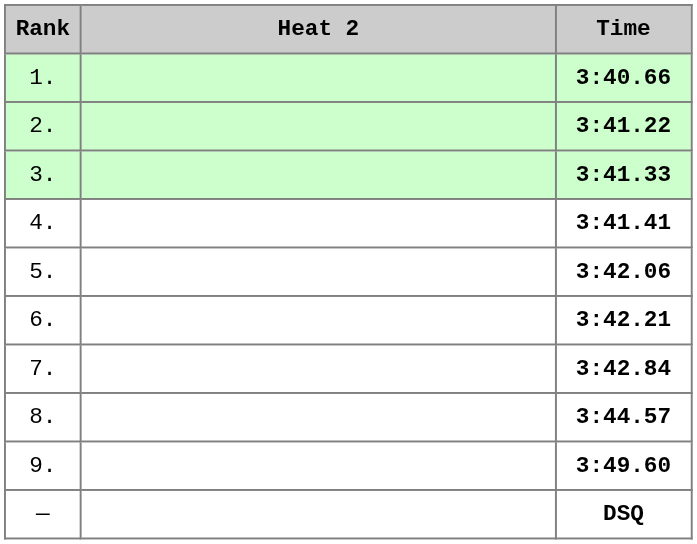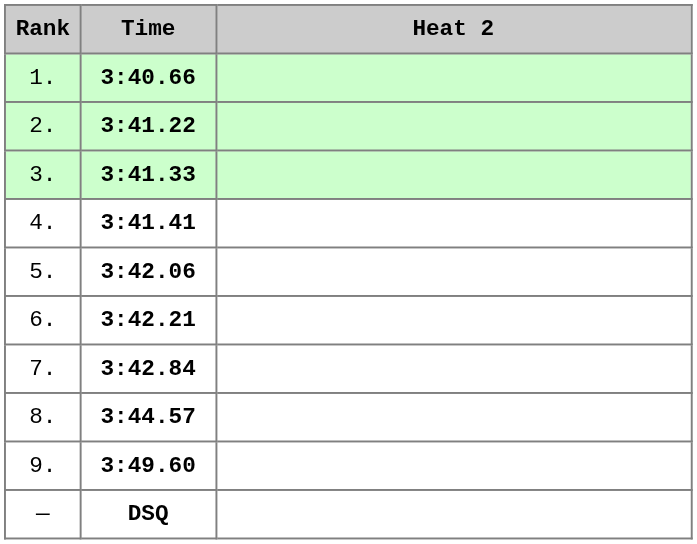columns swapped: (318, 29) <-> (623, 29)
